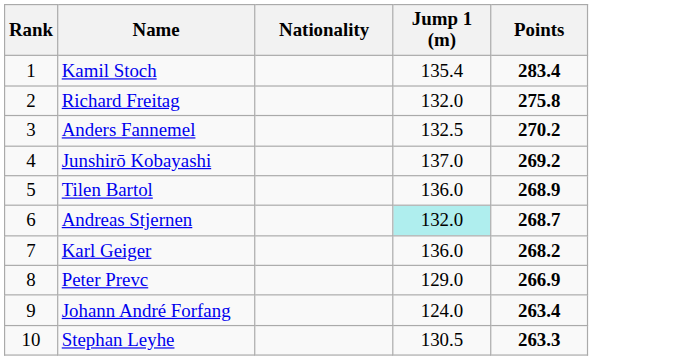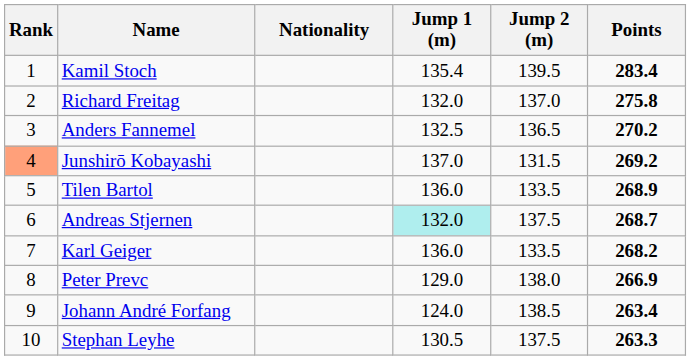+ column: (539, 30)
(31, 160) no background -> (31, 160) lightsalmon background
